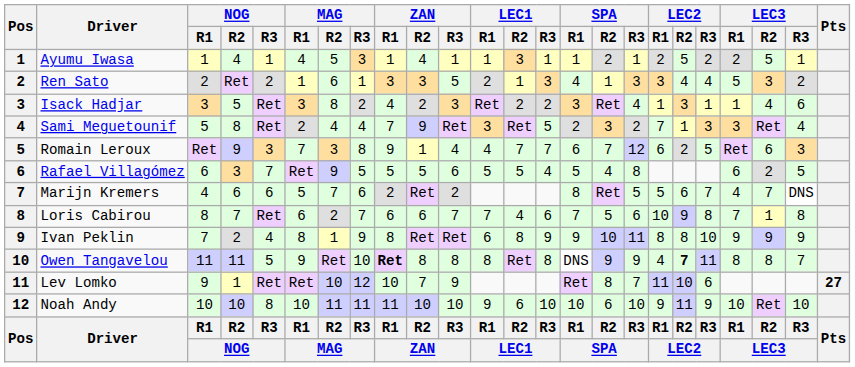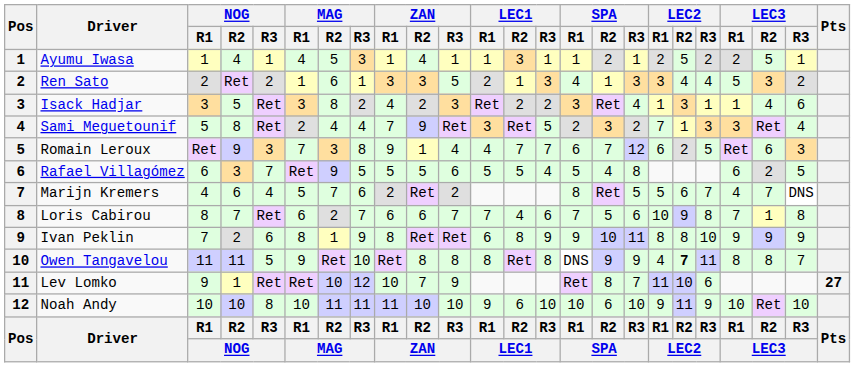(269, 194) 6 -> (269, 194) 4
(269, 239) 4 -> (269, 239) 6
(390, 261) bold -> (390, 261) normal
